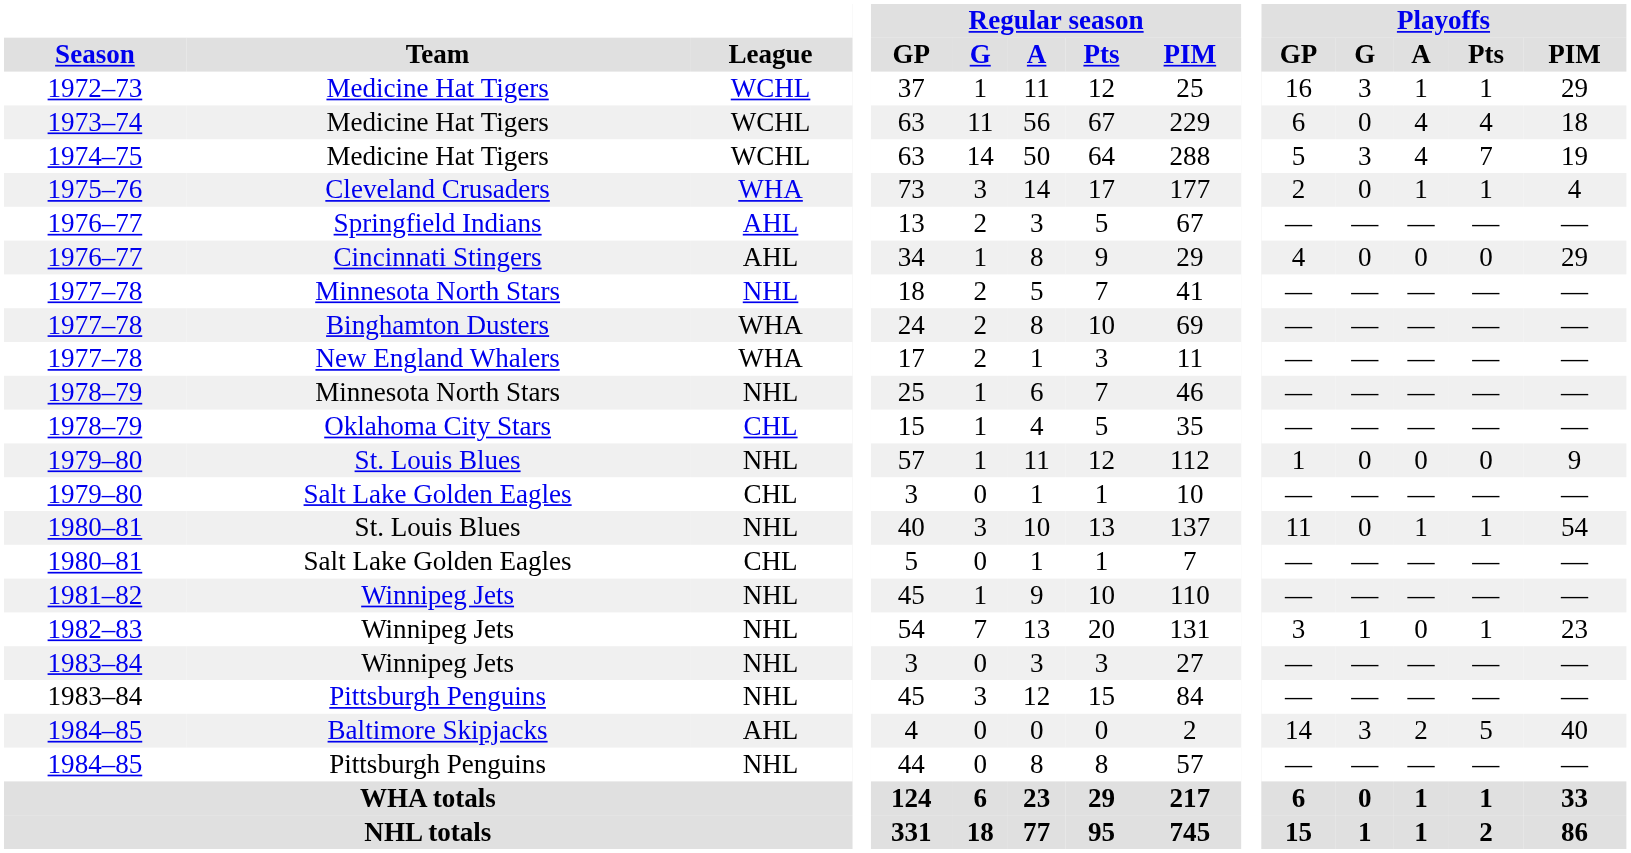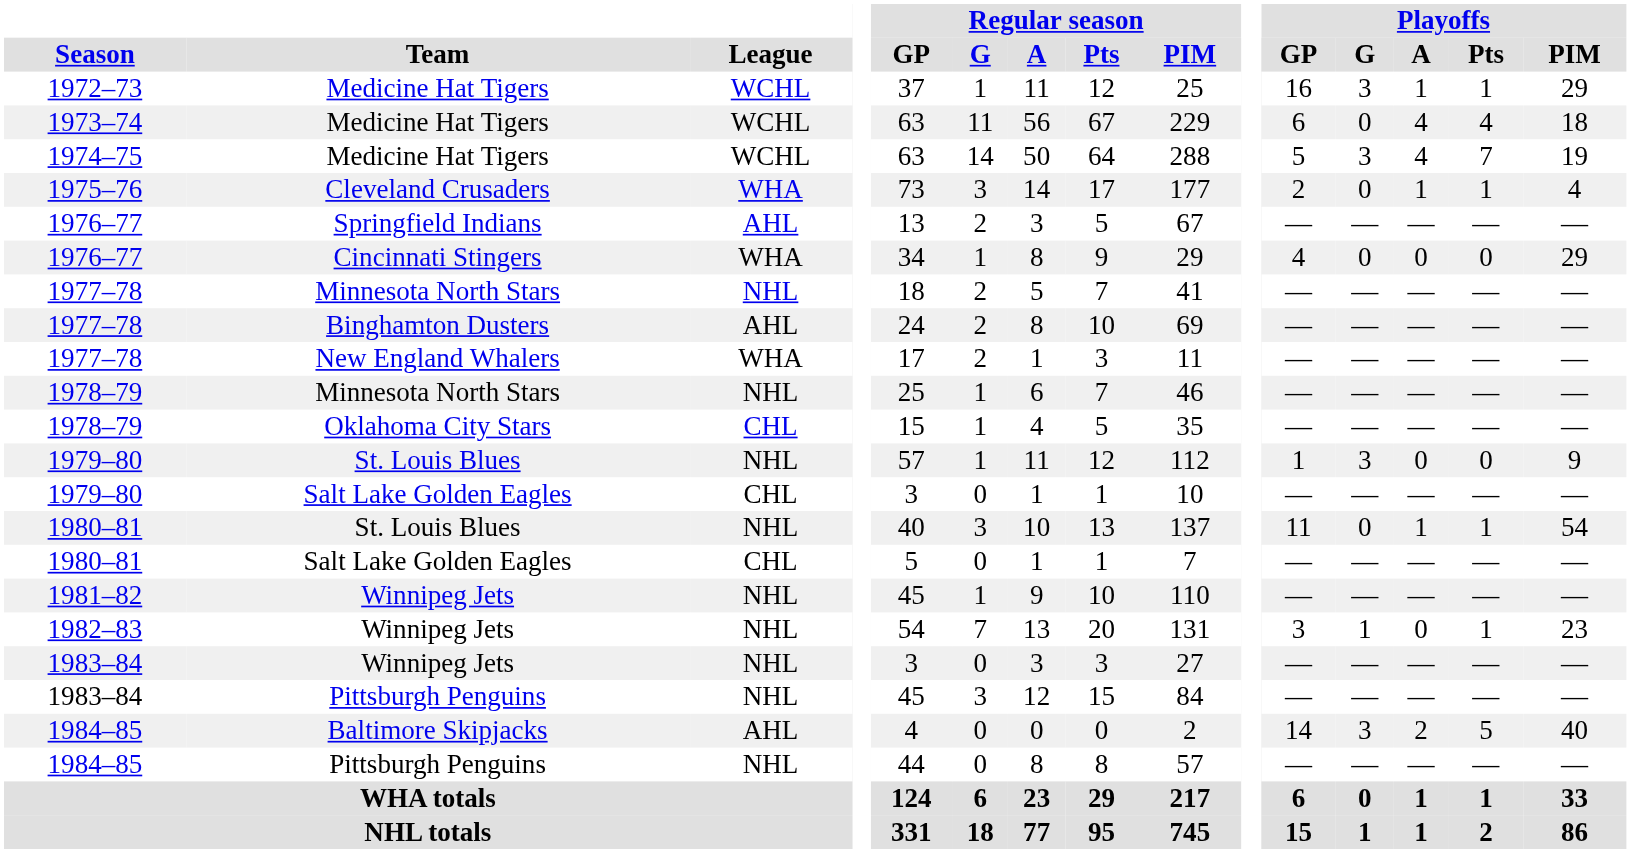(771, 257) AHL -> (771, 257) WHA
(771, 324) WHA -> (771, 324) AHL
(1365, 459) 0 -> (1365, 459) 3
